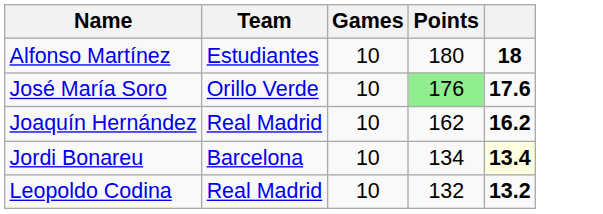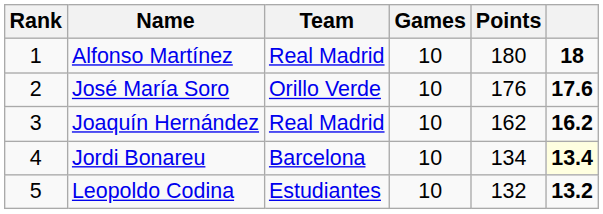+ column: (36, 21)
(263, 55) Estudiantes -> (327, 55) Real Madrid
(446, 89) lightgreen background -> (509, 89) no background
(264, 191) Real Madrid -> (325, 191) Estudiantes
